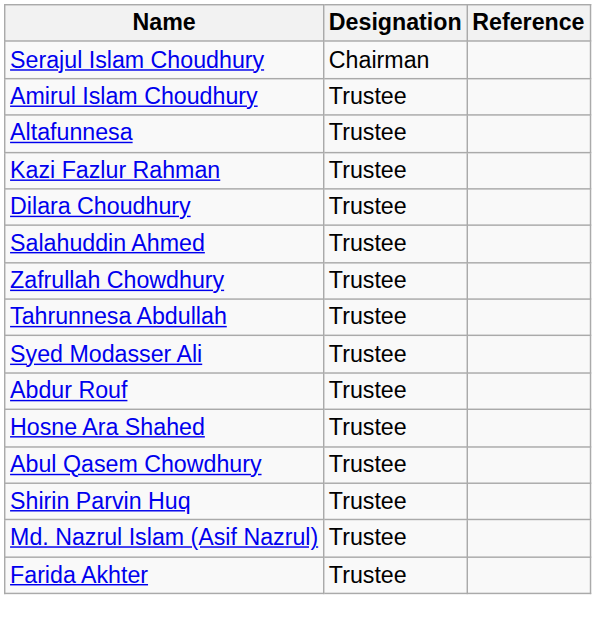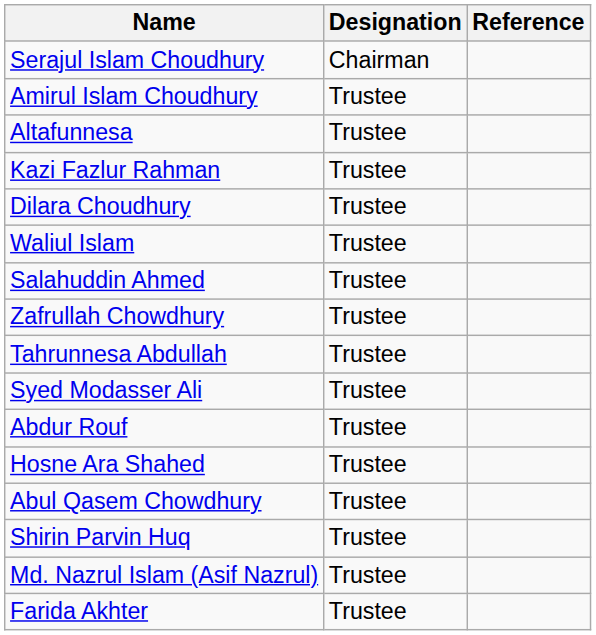+ row: (72, 243)
